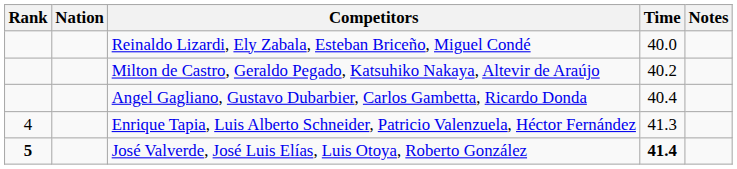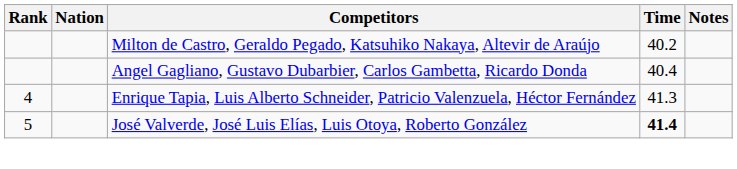- row: (321, 44)
(28, 151) bold -> (28, 124) normal
